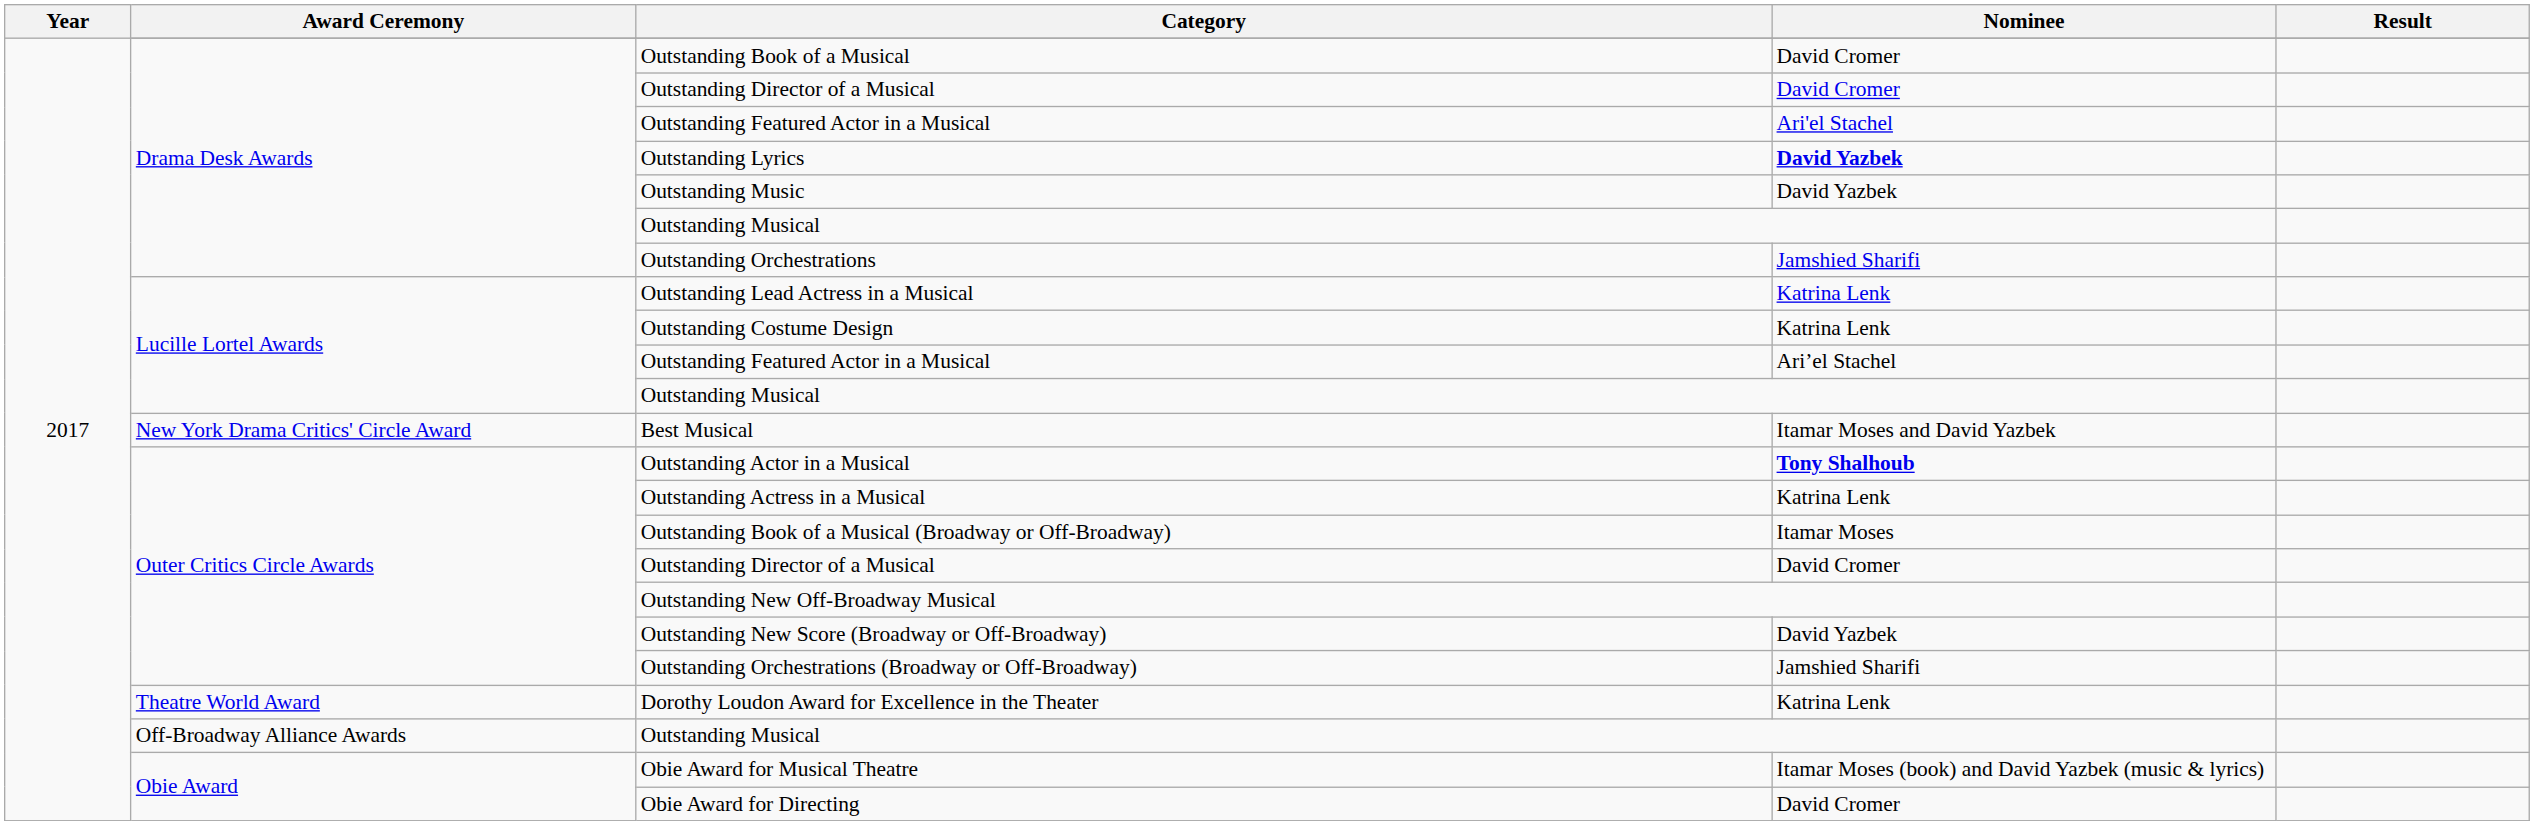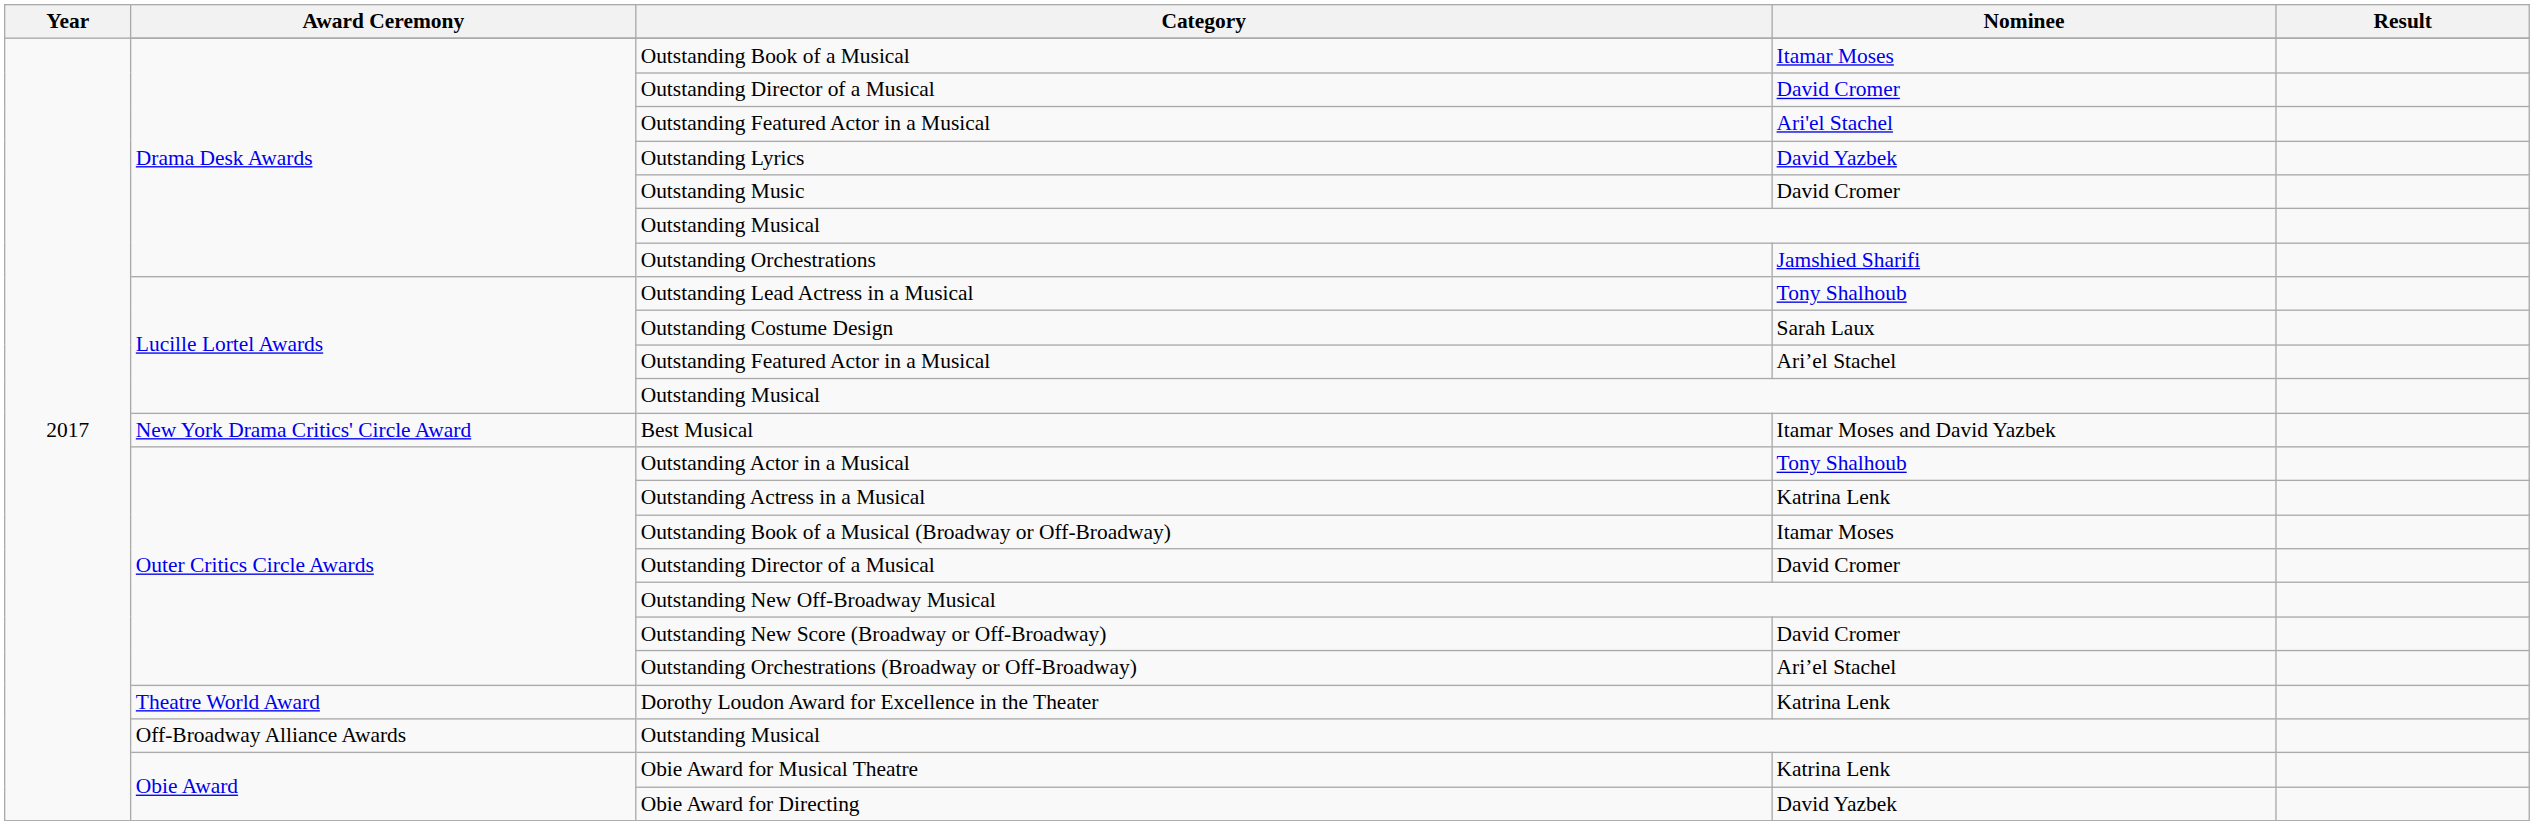(1838, 55) David Cromer -> (1835, 55) Itamar Moses
(1840, 157) bold -> (1837, 157) normal
(1837, 191) David Yazbek -> (1838, 191) David Cromer
(1833, 293) Katrina Lenk -> (1842, 293) Tony Shalhoub
(1833, 327) Katrina Lenk -> (1826, 327) Sarah Laux
(1846, 463) bold -> (1842, 463) normal
(1837, 633) David Yazbek -> (1838, 633) David Cromer
(1848, 667) Jamshied Sharifi -> (1836, 667) Ari’el Stachel
(2020, 769) Itamar Moses (book) and David Yazbek (music & lyrics) -> (1833, 769) Katrina Lenk
(1838, 803) David Cromer -> (1837, 803) David Yazbek
